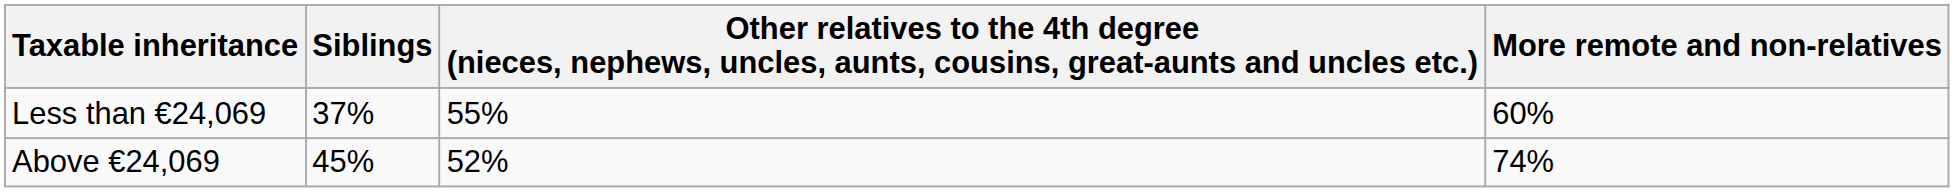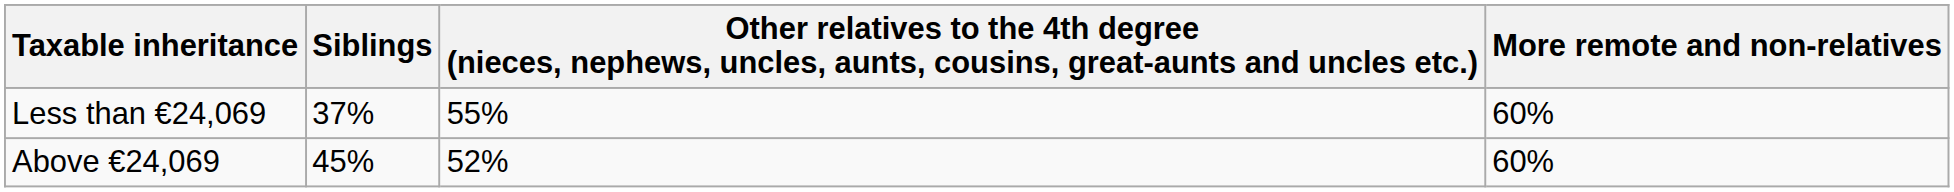(1523, 161) 74% -> (1523, 161) 60%
